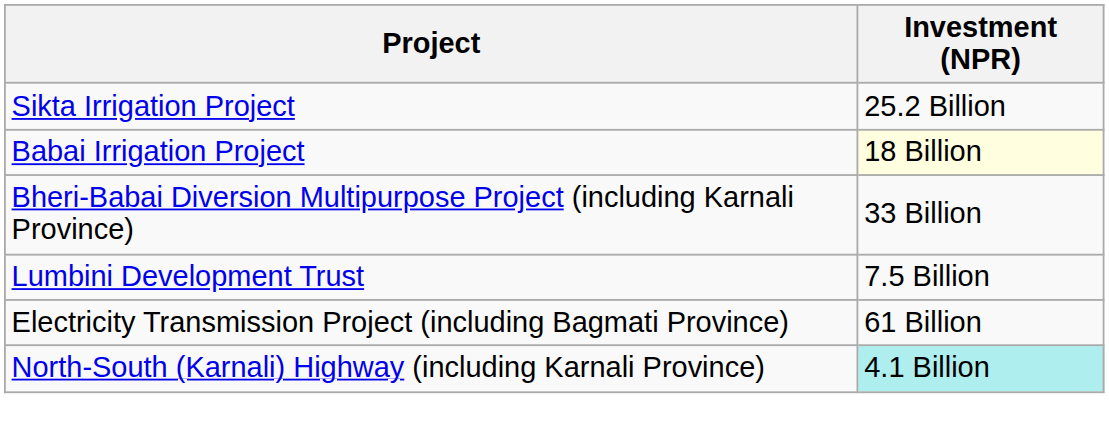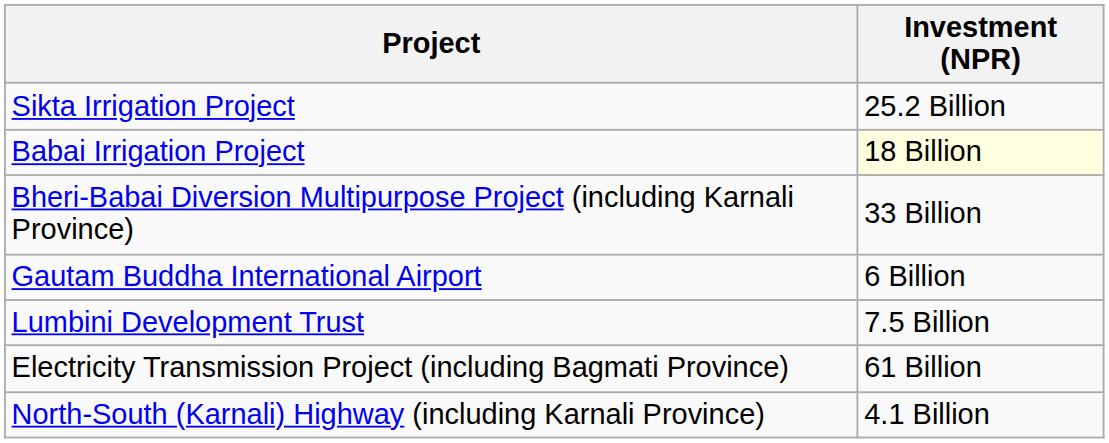+ row: (247, 276)
(927, 368) paleturquoise background -> (927, 414) no background
